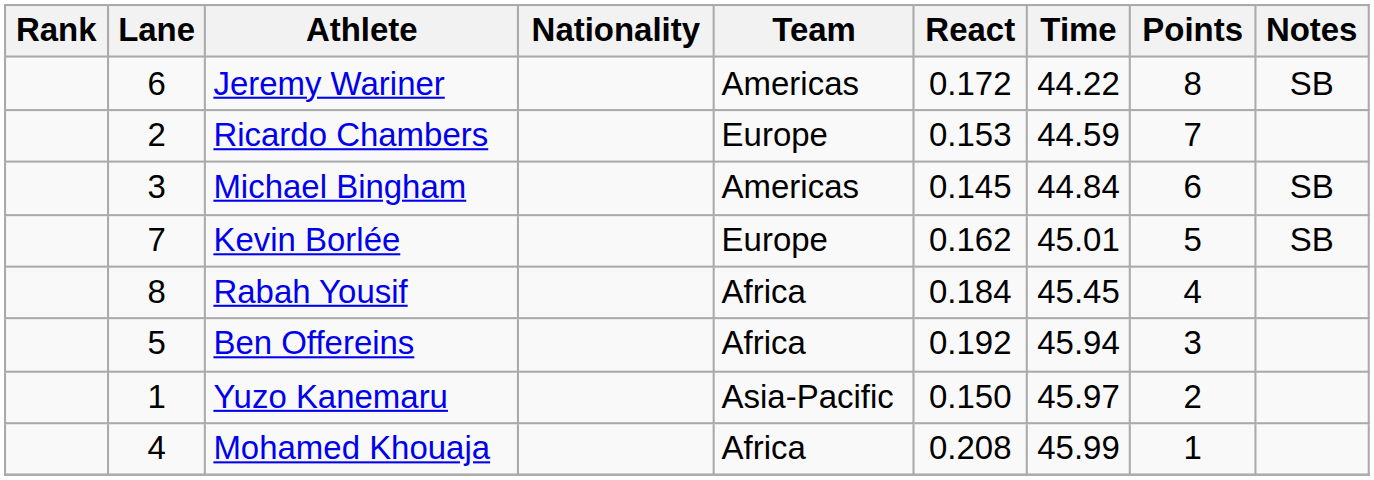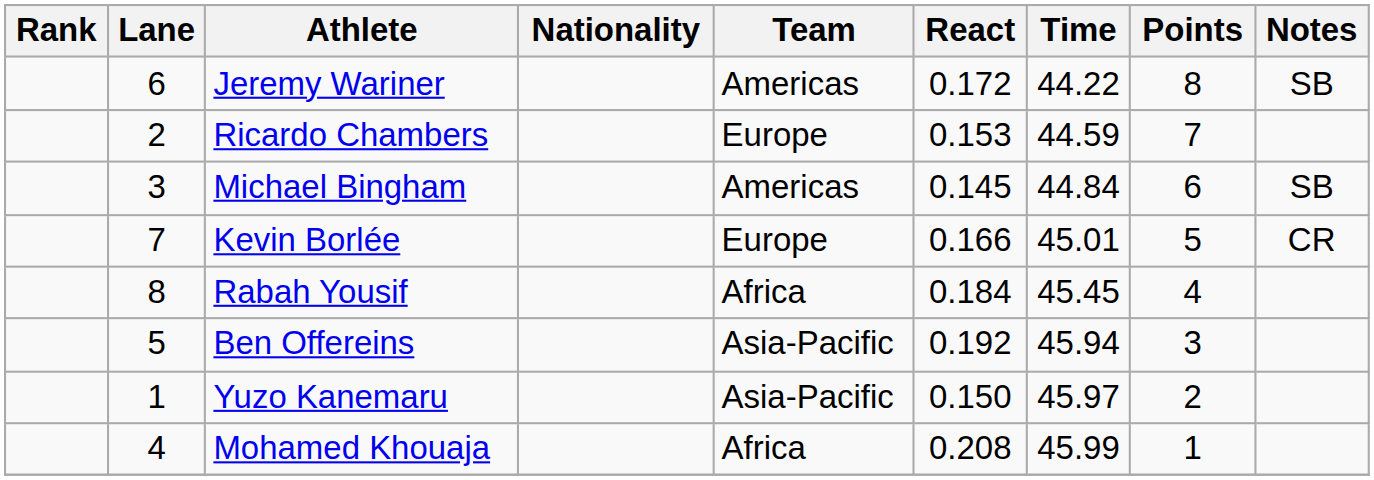(970, 239) 0.162 -> (970, 239) 0.166
(1312, 239) SB -> (1312, 239) CR
(764, 344) Africa -> (808, 344) Asia-Pacific
